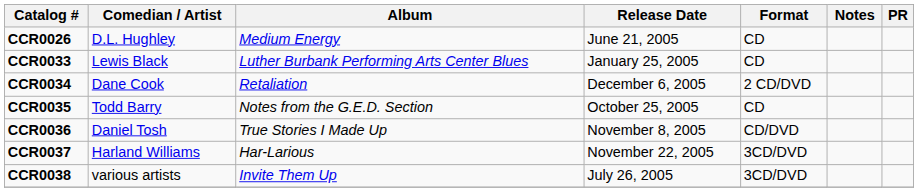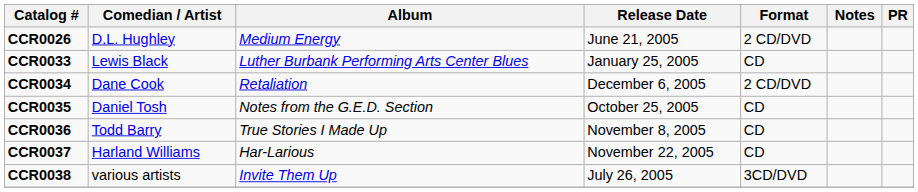(754, 38) CD -> (777, 38) 2 CD/DVD
(127, 107) Todd Barry -> (129, 107) Daniel Tosh
(129, 130) Daniel Tosh -> (127, 130) Todd Barry
(771, 130) CD/DVD -> (754, 130) CD
(775, 152) 3CD/DVD -> (754, 152) CD
